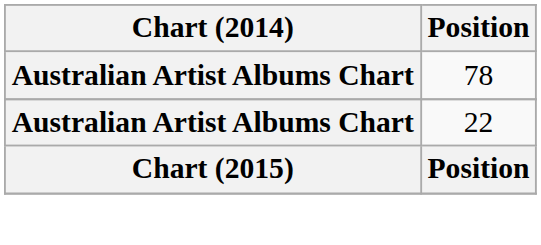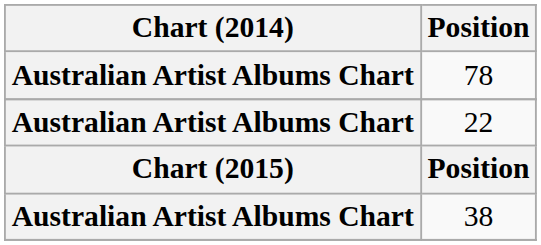+ row: (478, 215)
